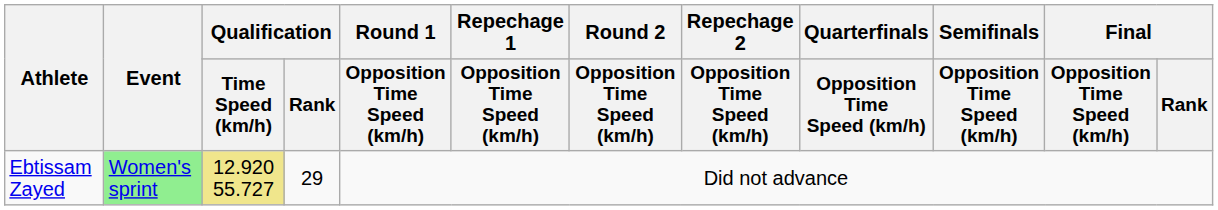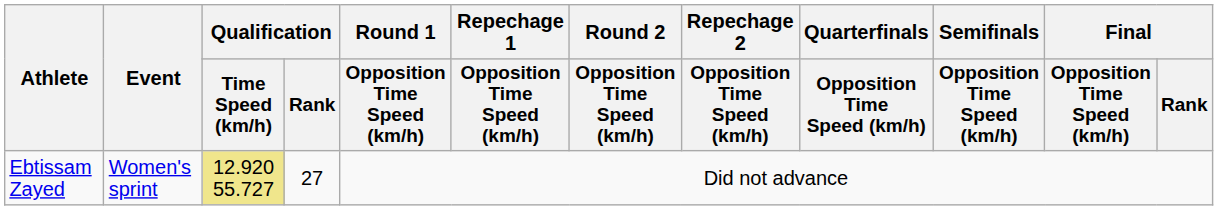(150, 178) lightgreen background -> (150, 178) no background
(312, 178) 29 -> (312, 178) 27
